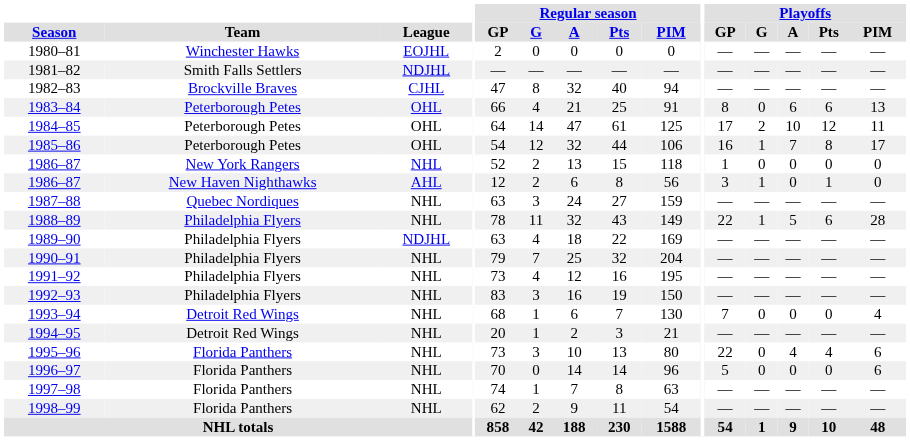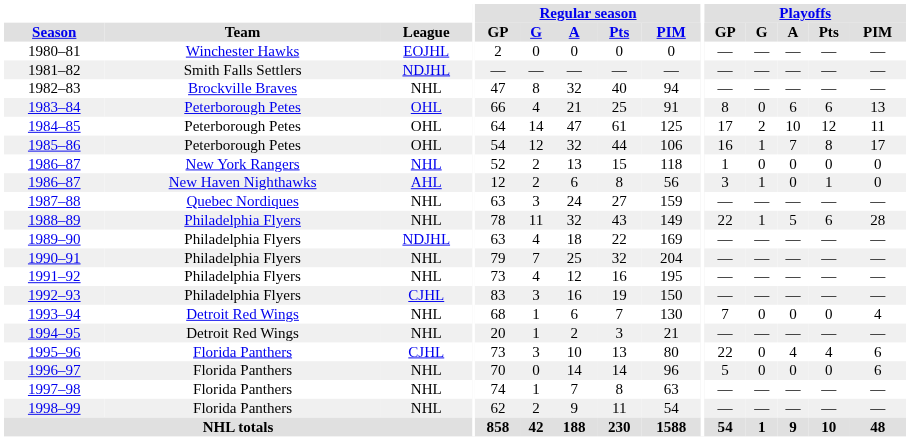(426, 88) CJHL -> (426, 88) NHL
(426, 295) NHL -> (426, 295) CJHL
(426, 351) NHL -> (426, 351) CJHL
